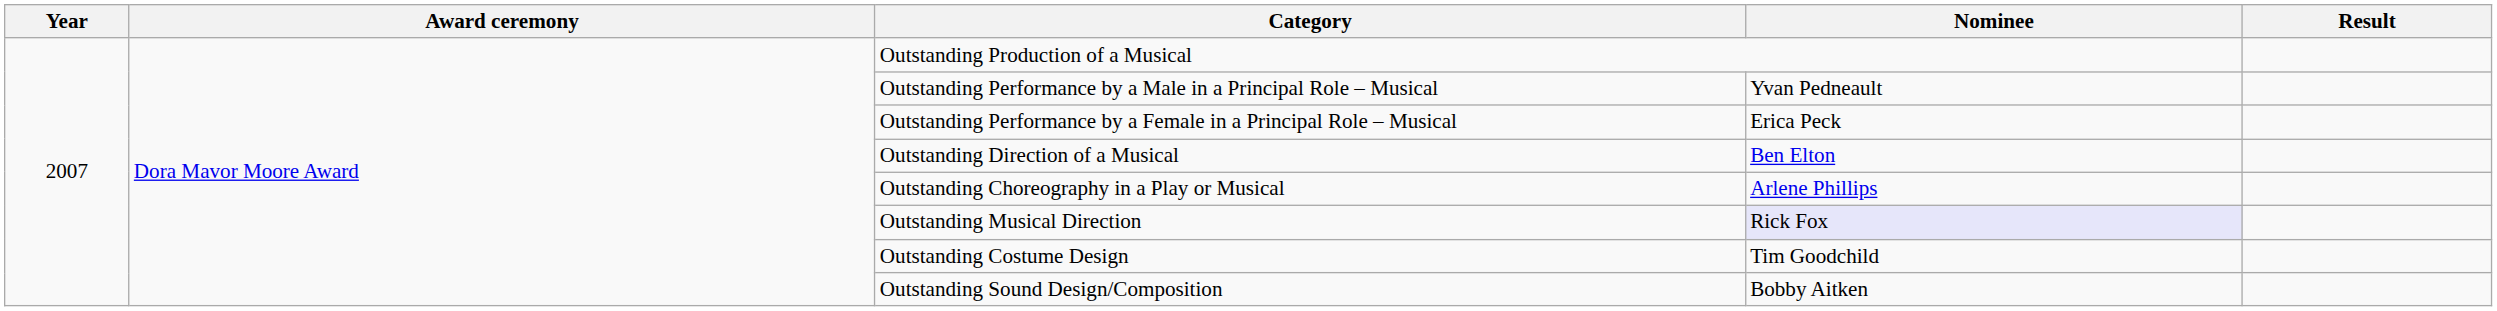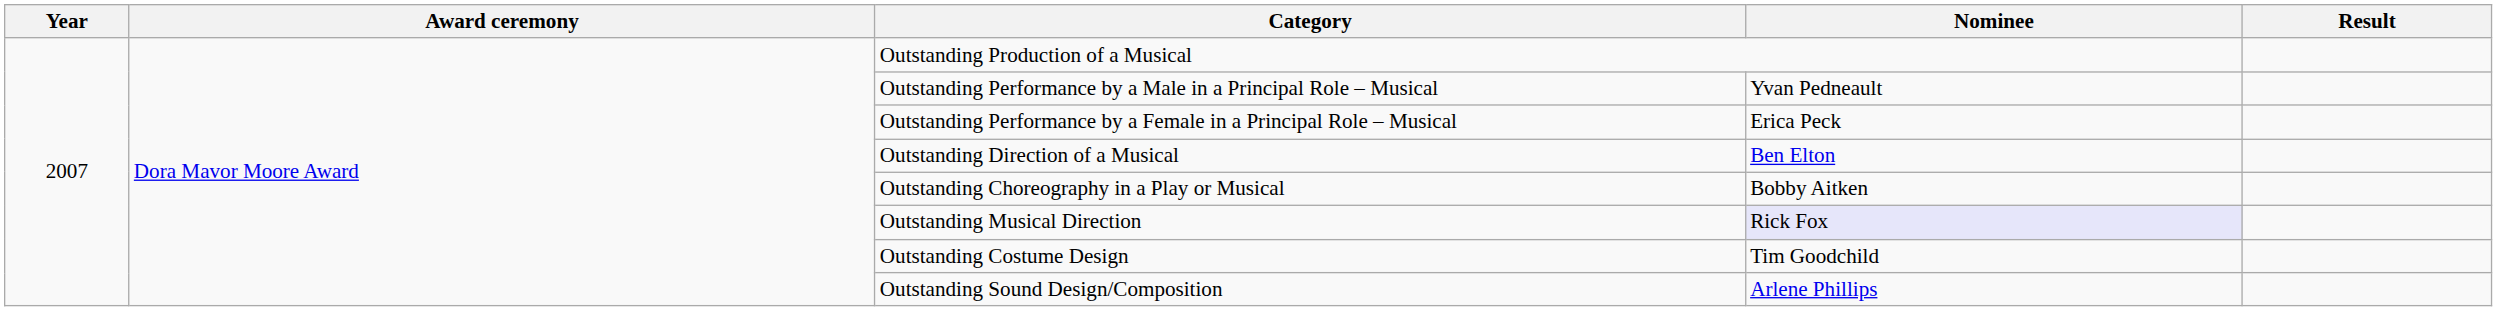(1814, 188) Arlene Phillips -> (1809, 188) Bobby Aitken
(1809, 289) Bobby Aitken -> (1814, 289) Arlene Phillips
